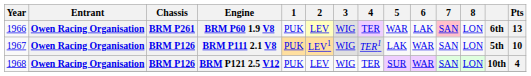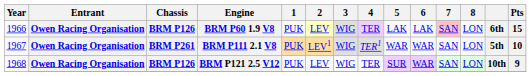(172, 29) BRM P261 -> (172, 29) BRM P126
(397, 29) WAR -> (397, 29) LAK
(517, 29) 13 -> (517, 29) 15
(172, 46) BRM P126 -> (172, 46) BRM P261
(397, 46) LAK -> (397, 46) WAR
(517, 63) 4 -> (517, 63) 9
